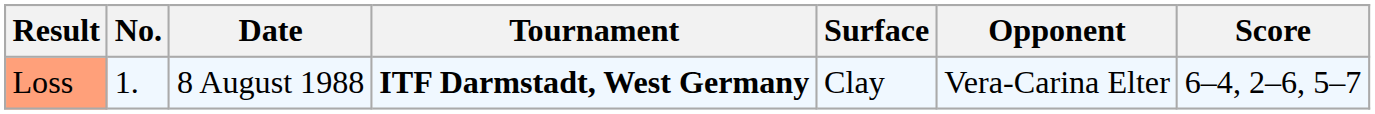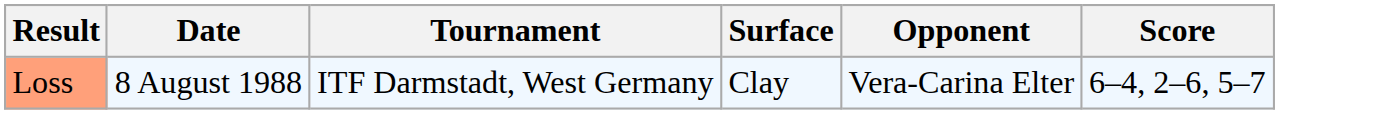- column: (138, 30)
(594, 82) bold -> (515, 82) normal
